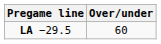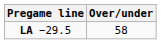(121, 30) 60 -> (121, 30) 58
